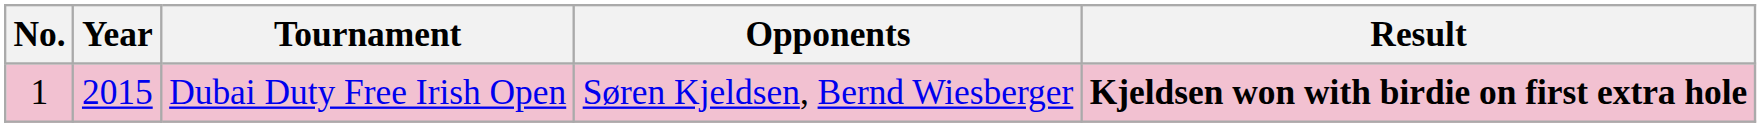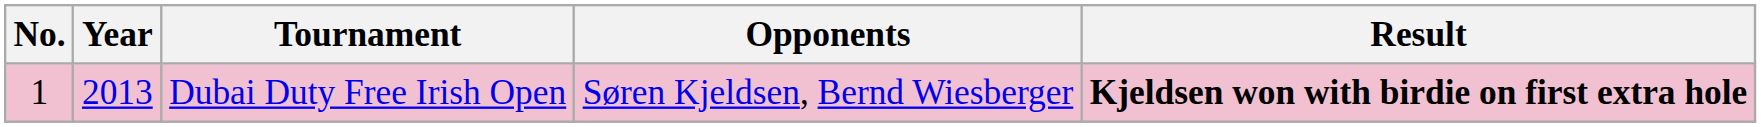(117, 92) 2015 -> (117, 92) 2013
